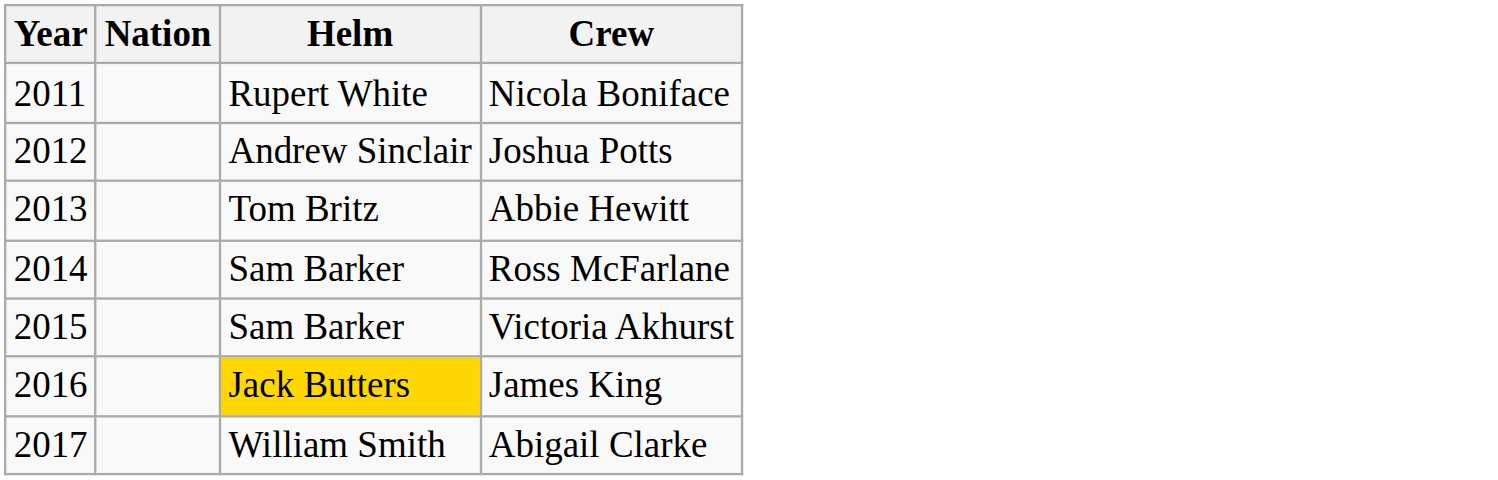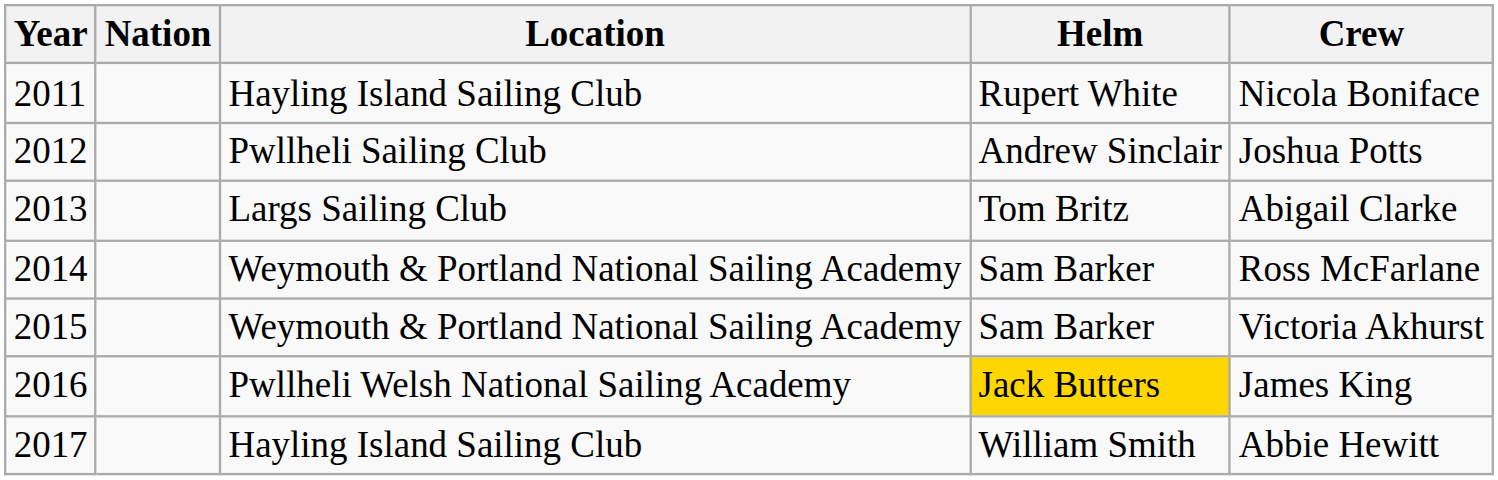+ column: (595, 33)
(589, 209) Abbie Hewitt -> (1348, 209) Abigail Clarke
(598, 444) Abigail Clarke -> (1339, 444) Abbie Hewitt
